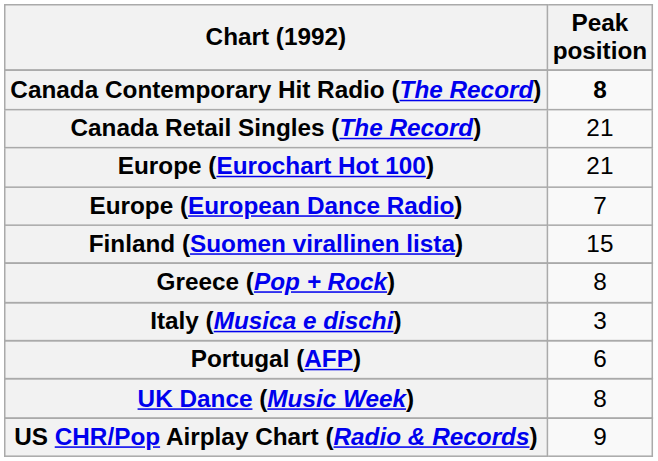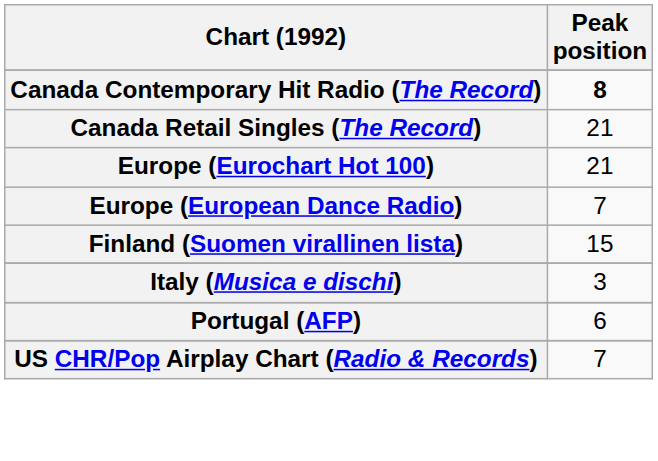- row: (276, 282)
- row: (276, 398)
(600, 436) 9 -> (600, 359) 7
